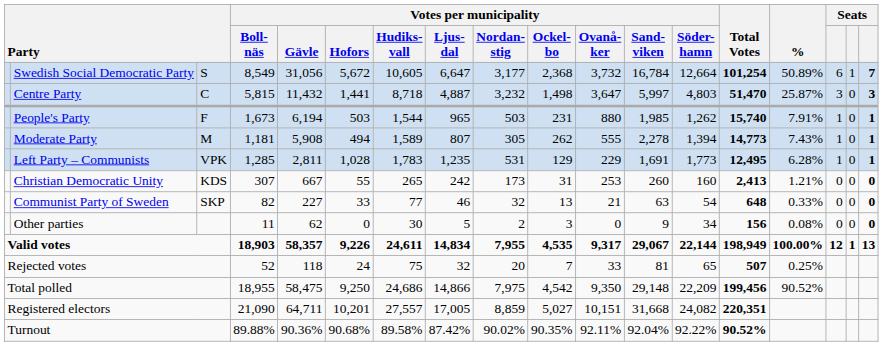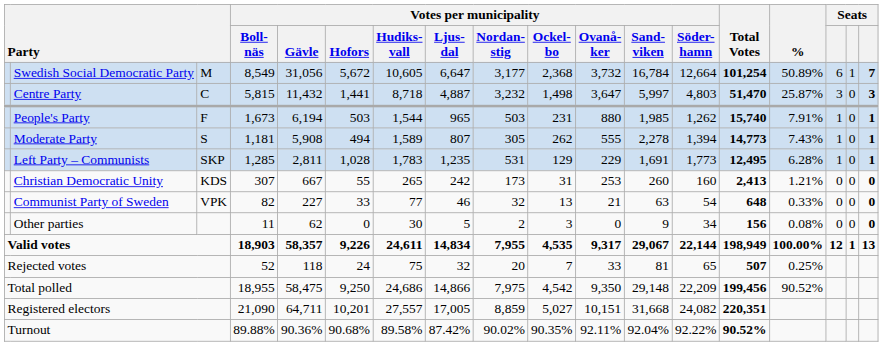(204, 72) S -> (206, 72) M
(206, 138) M -> (204, 138) S
(214, 159) VPK -> (213, 159) SKP
(213, 202) SKP -> (214, 202) VPK
